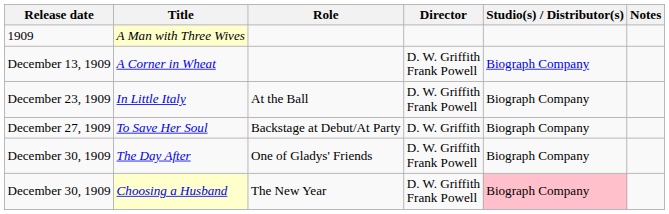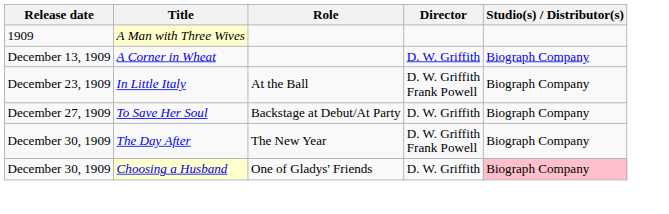- column: (646, 14)
(443, 63) D. W. Griffith Frank Powell -> (443, 56) D. W. Griffith
(312, 155) One of Gladys' Friends -> (289, 141) The New Year
(289, 191) The New Year -> (312, 169) One of Gladys' Friends
(443, 191) D. W. Griffith Frank Powell -> (443, 169) D. W. Griffith
